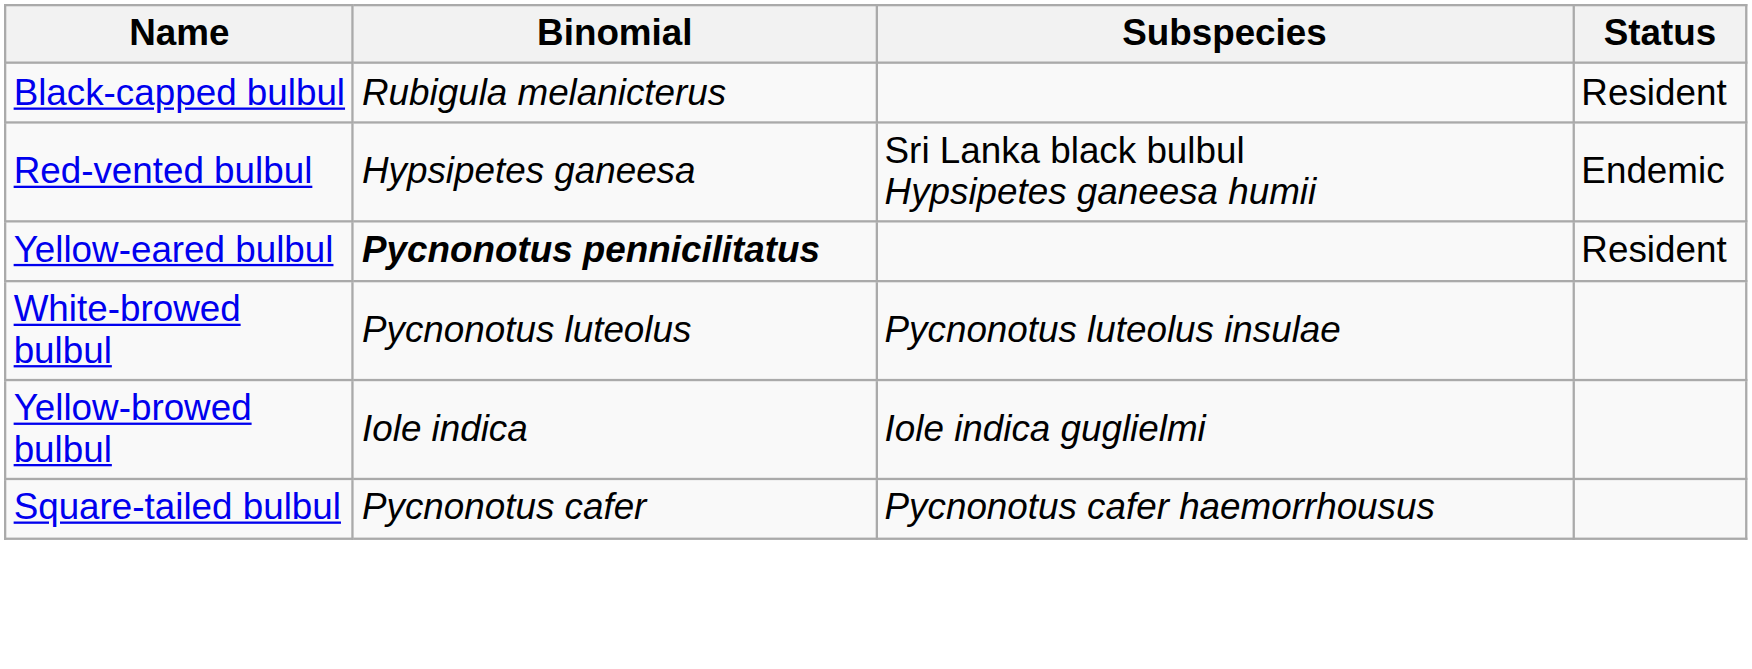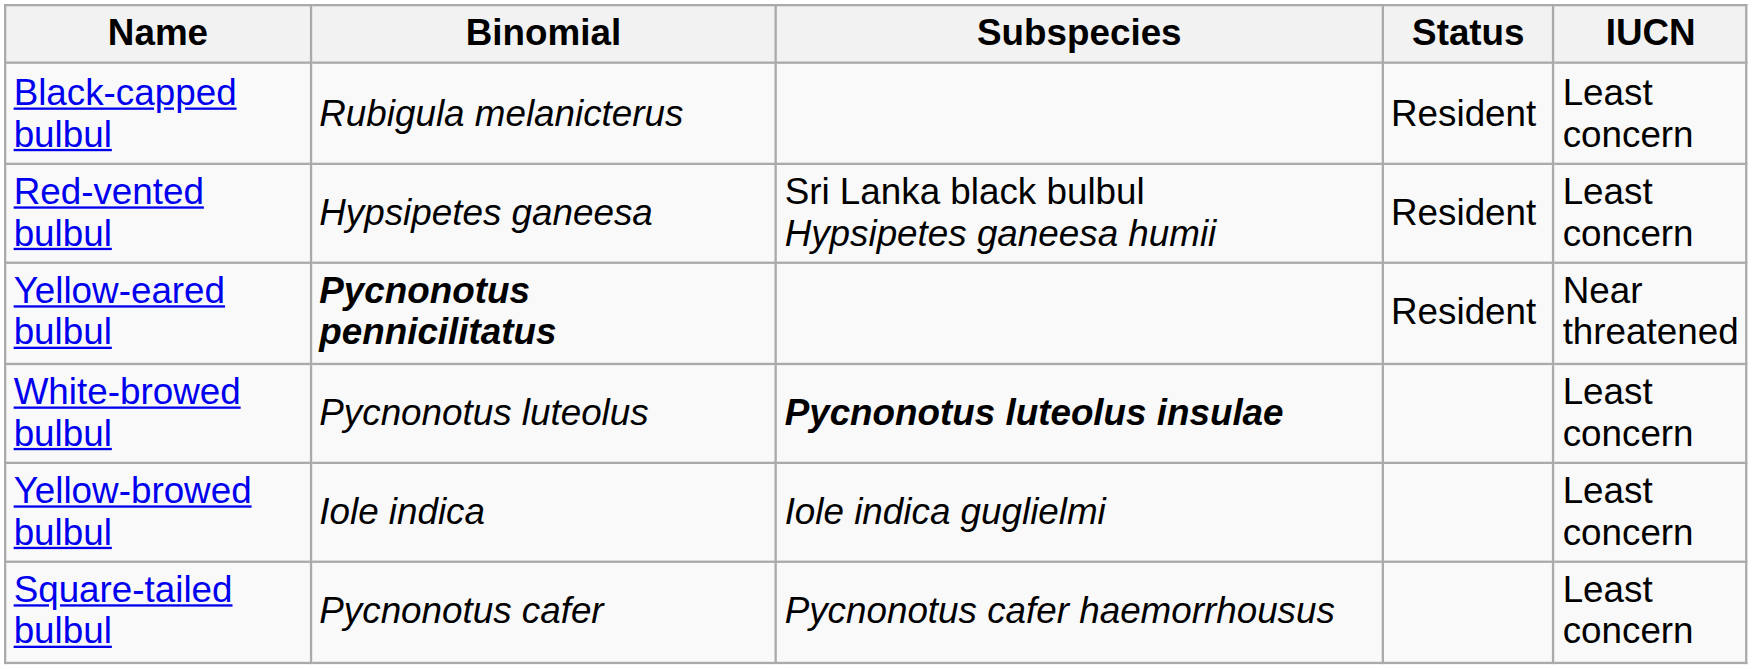+ column: (1651, 33)
(1653, 171) Endemic -> (1464, 212) Resident
(1113, 329) normal -> (1034, 412) bold
